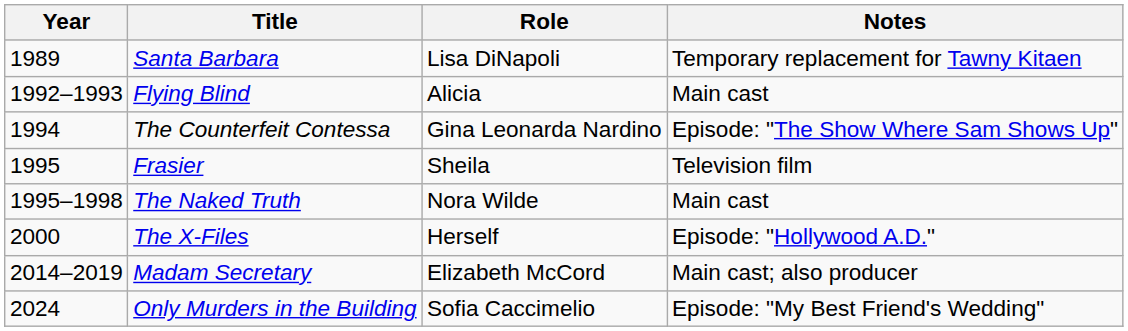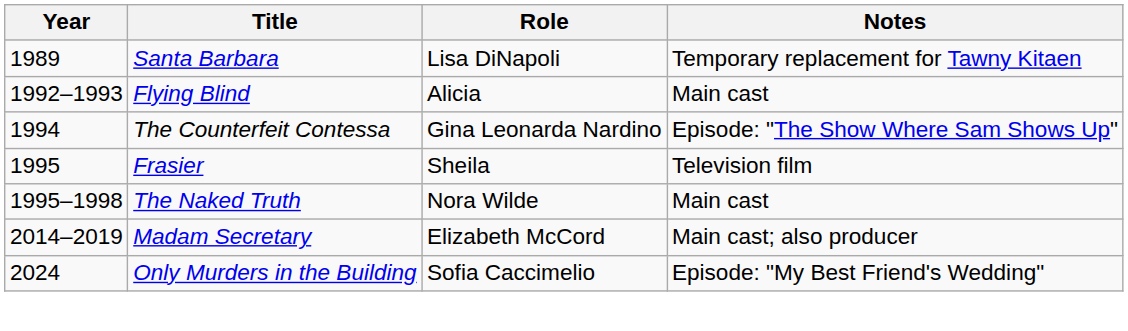- row: (191, 237)
